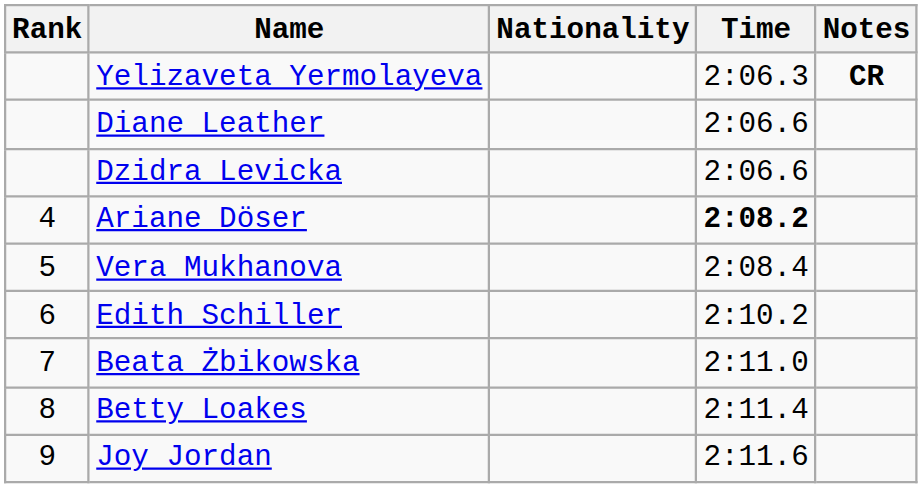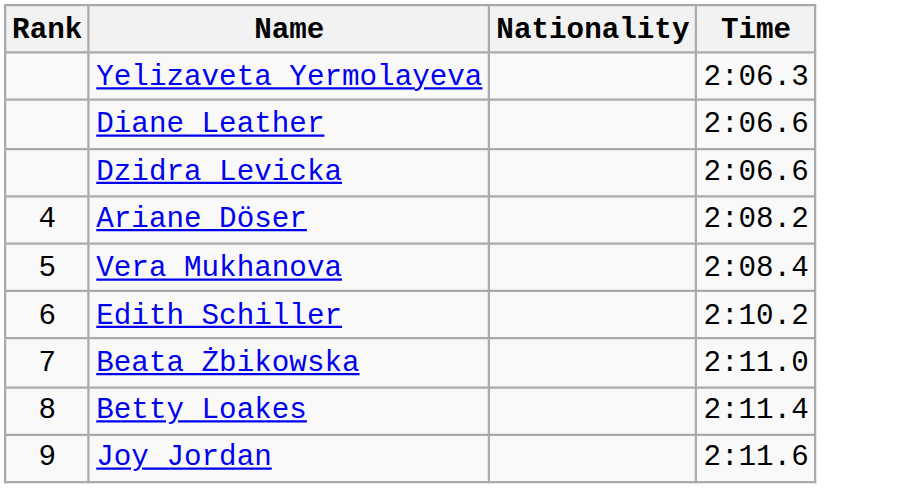- column: (867, 29)
(756, 220) bold -> (756, 220) normal
